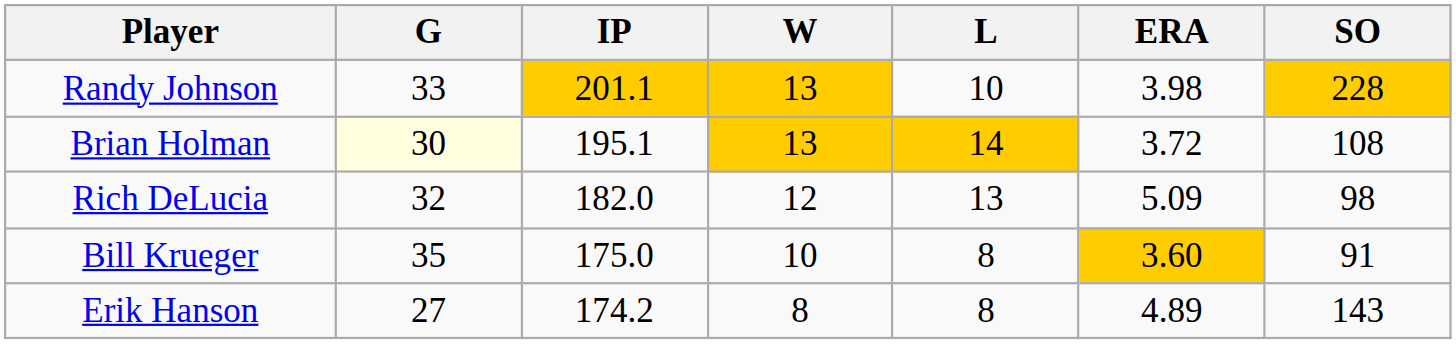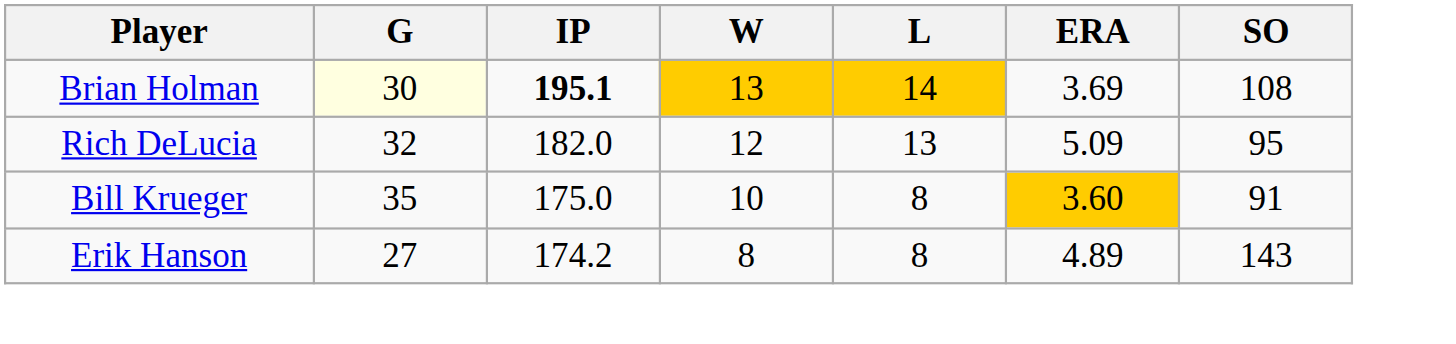- row: (170, 87)
(614, 143) normal -> (573, 87) bold
(1172, 143) 3.72 -> (1093, 87) 3.69
(1358, 198) 98 -> (1266, 143) 95
